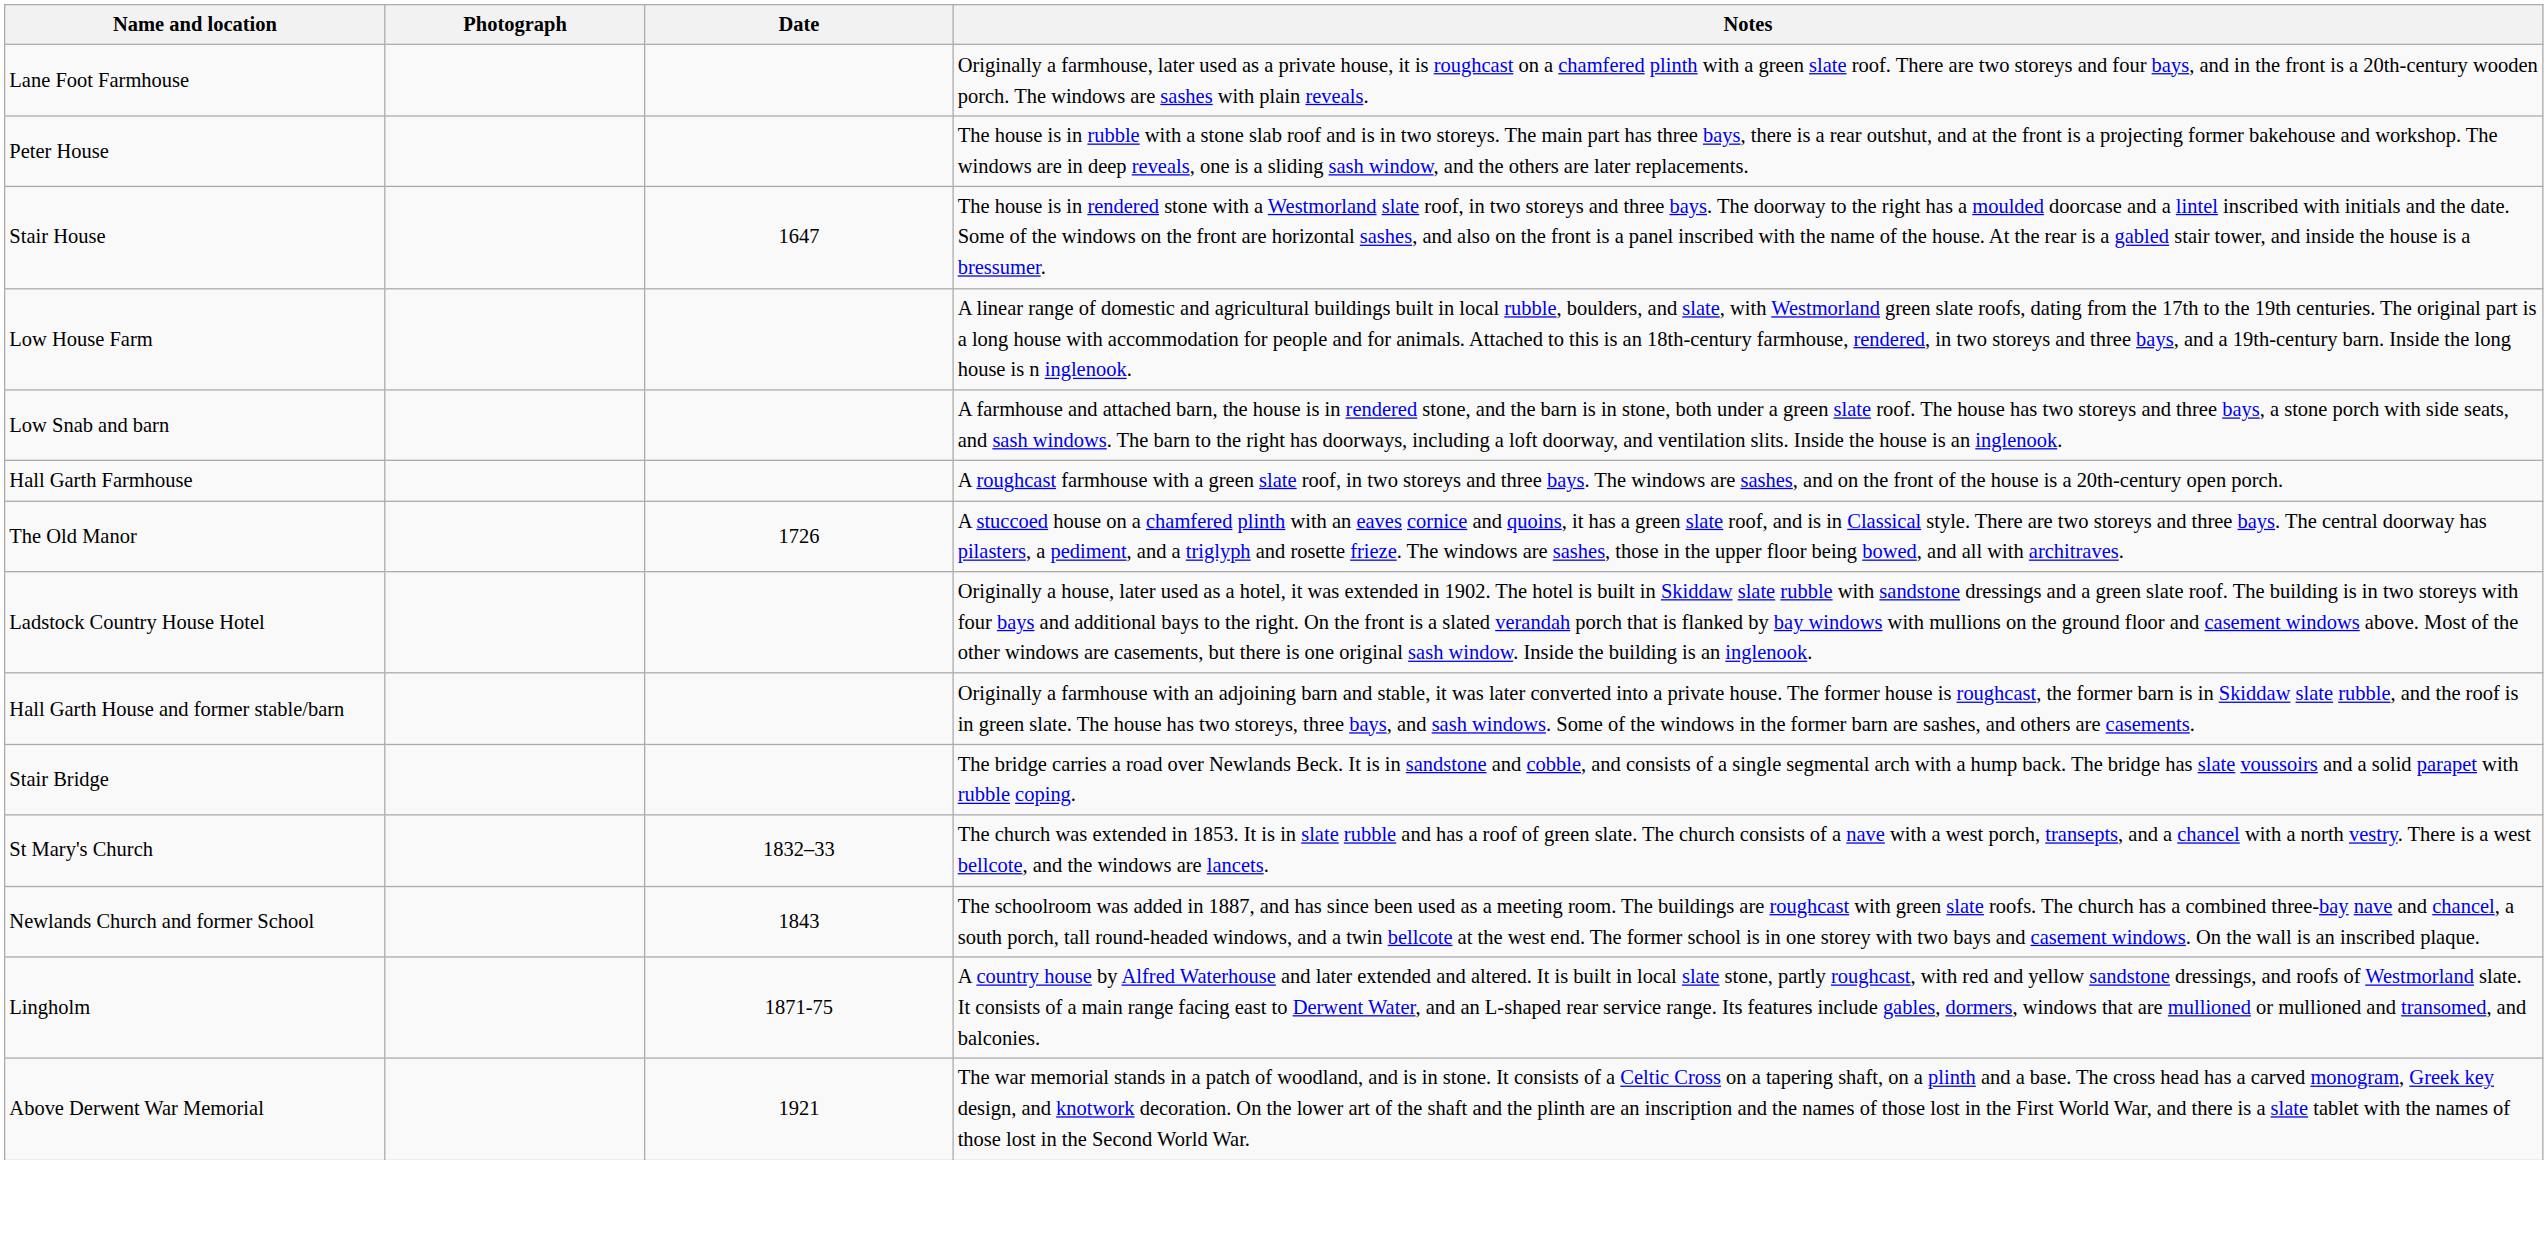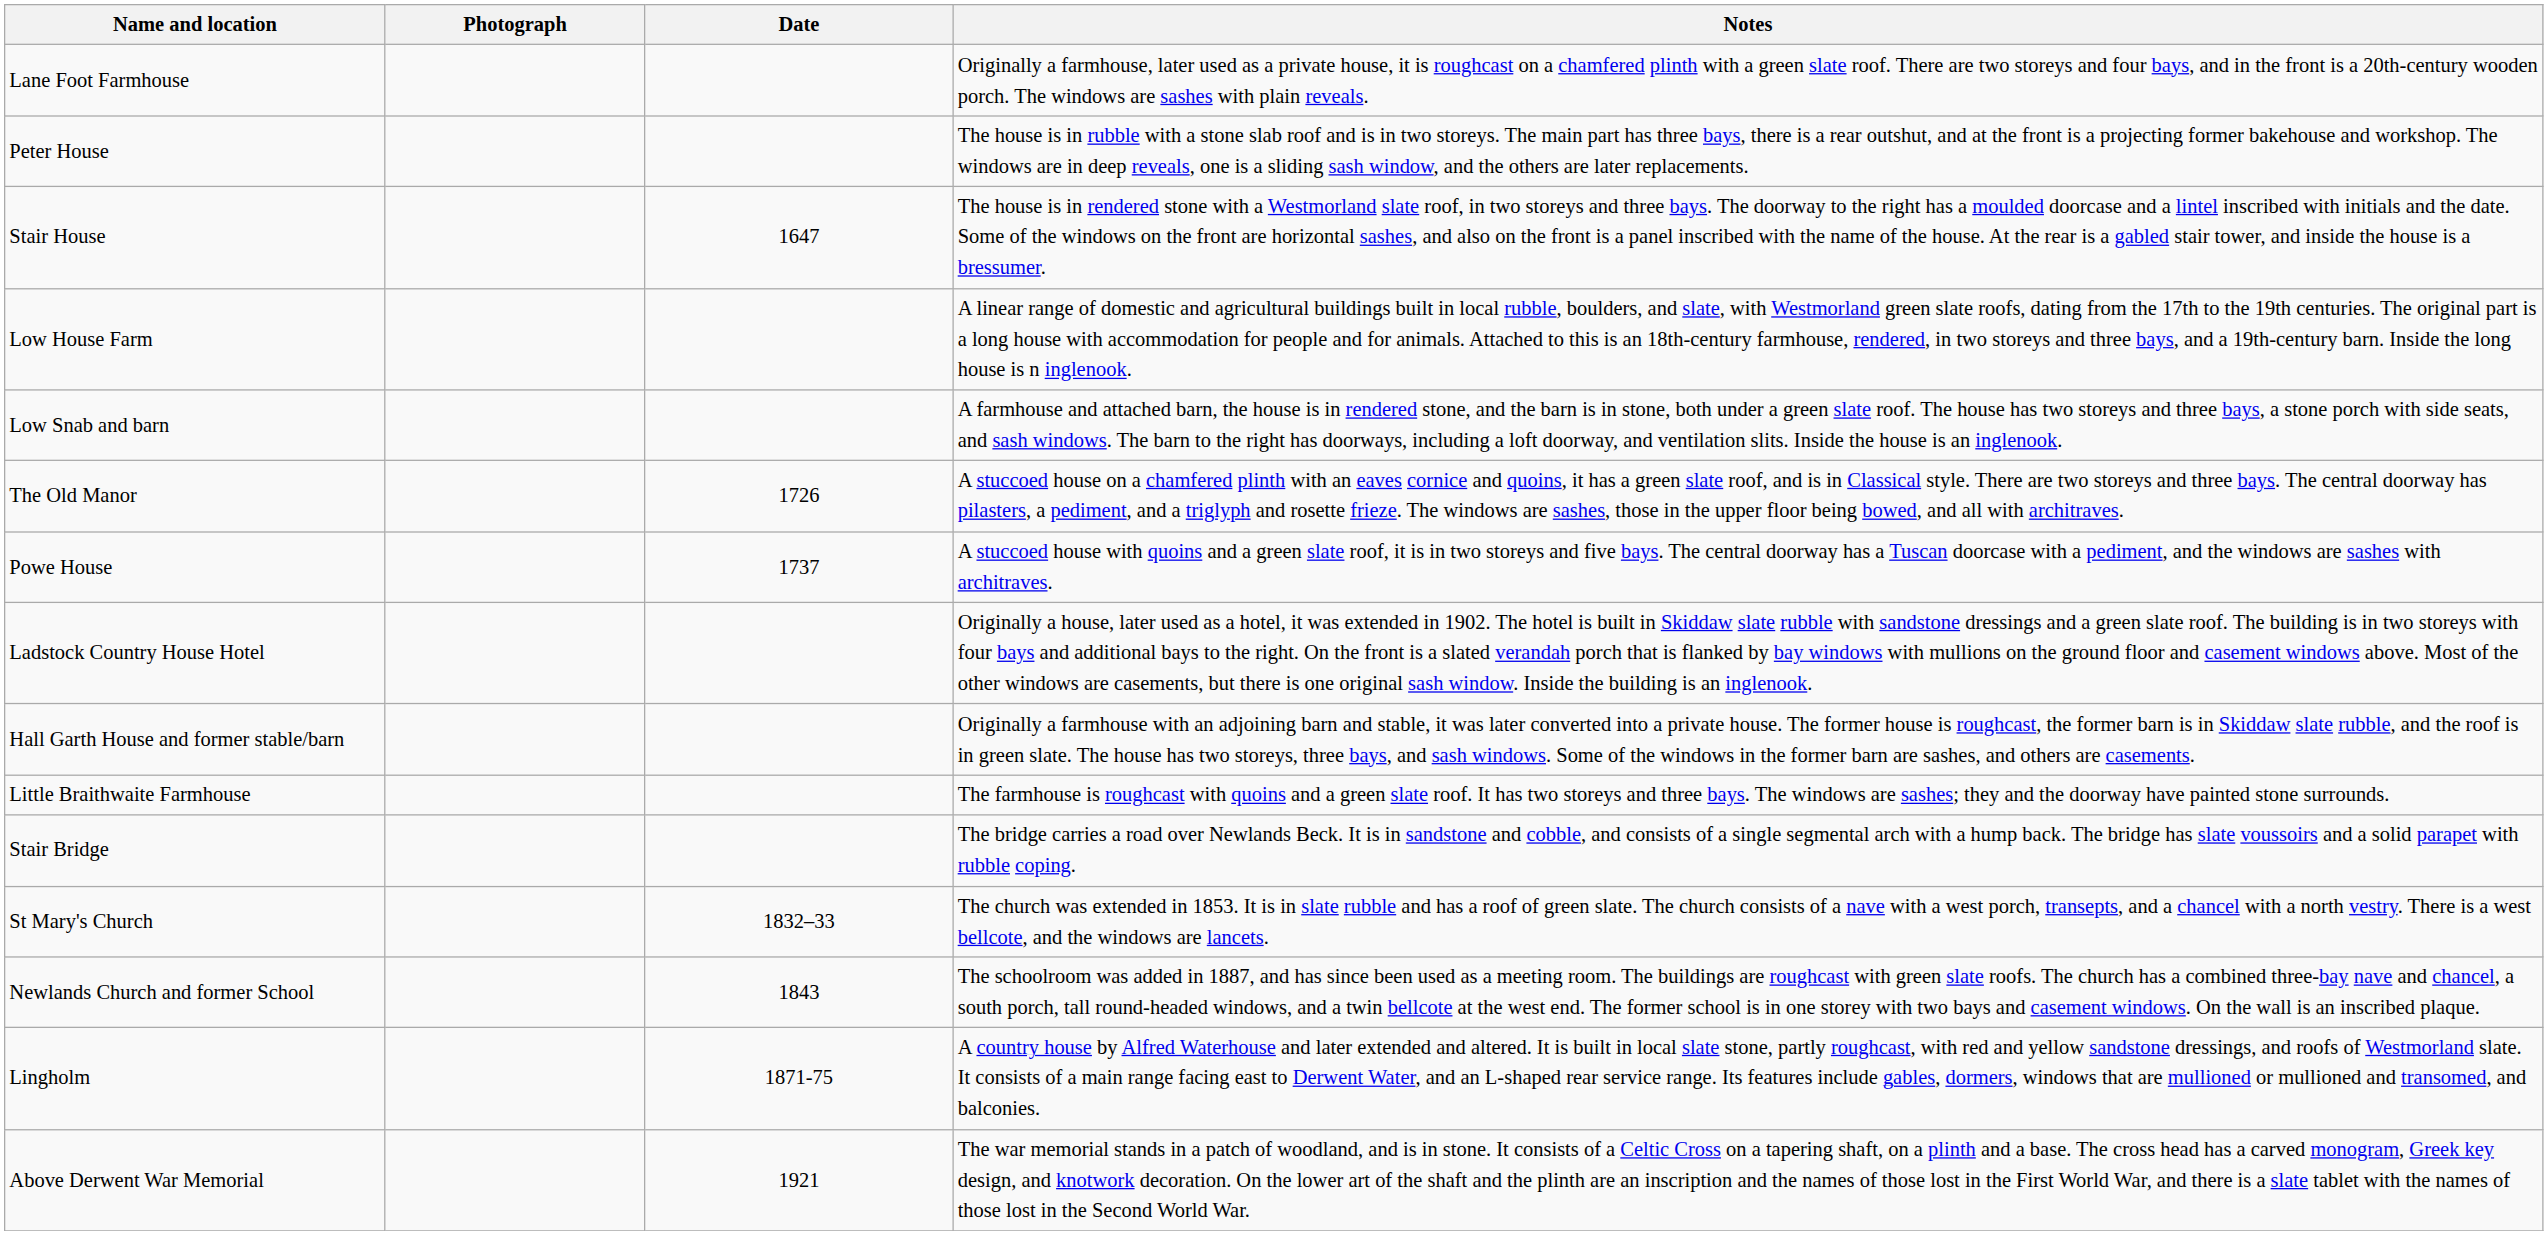- row: (101, 480)
+ row: (61, 566)
+ row: (130, 794)
